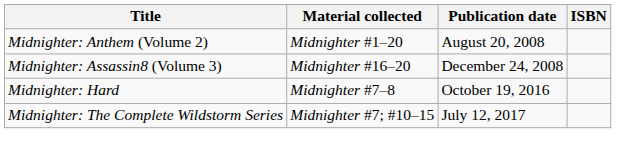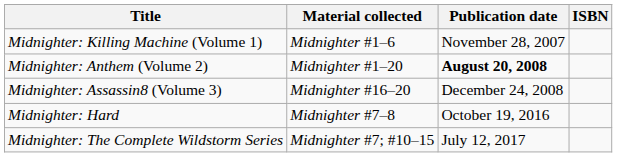+ row: (135, 41)
(493, 41) normal -> (494, 66) bold
